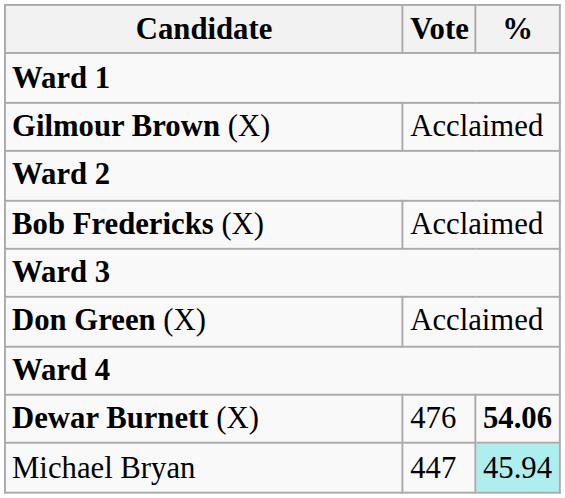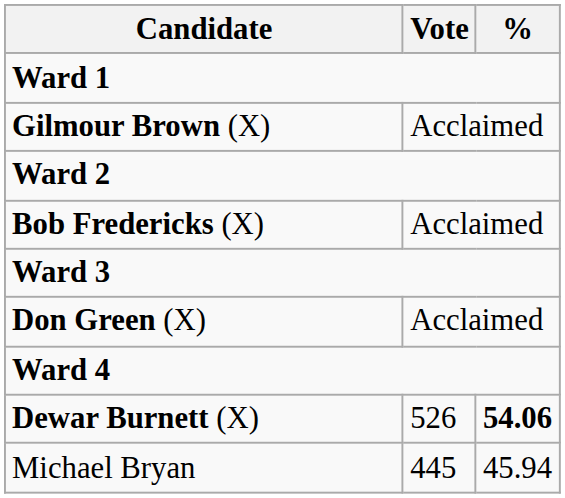(433, 418) 476 -> (433, 418) 526
(433, 467) 447 -> (433, 467) 445
(518, 467) paleturquoise background -> (518, 467) no background
